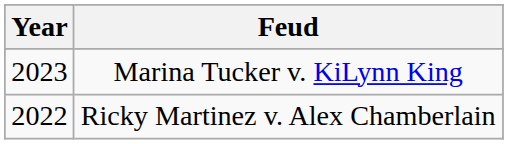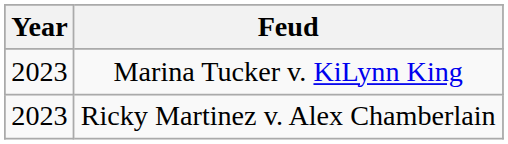(40, 116) 2022 -> (40, 116) 2023
